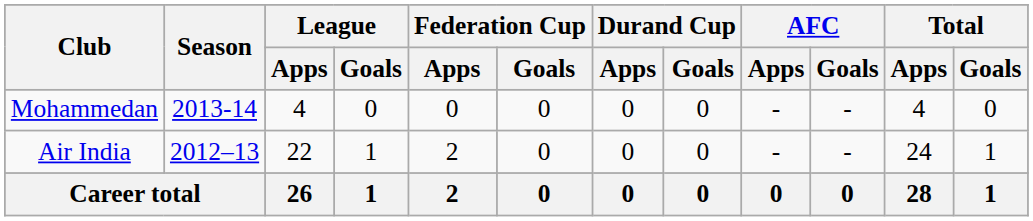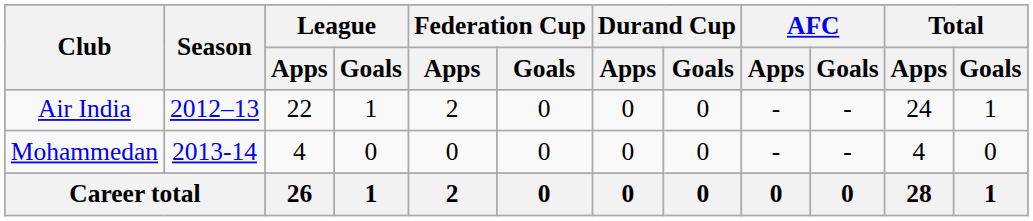rows swapped: (84, 152) <-> (84, 109)
